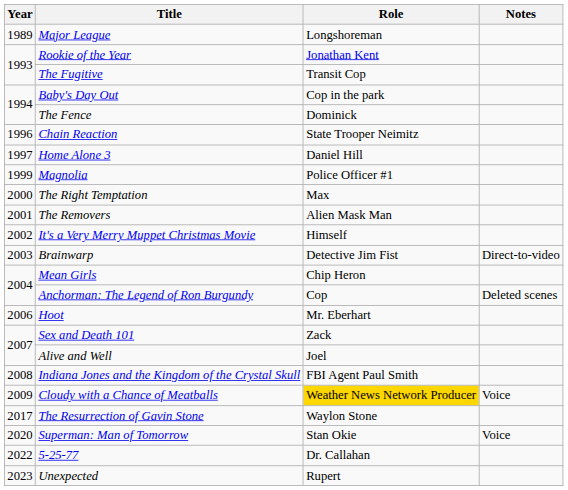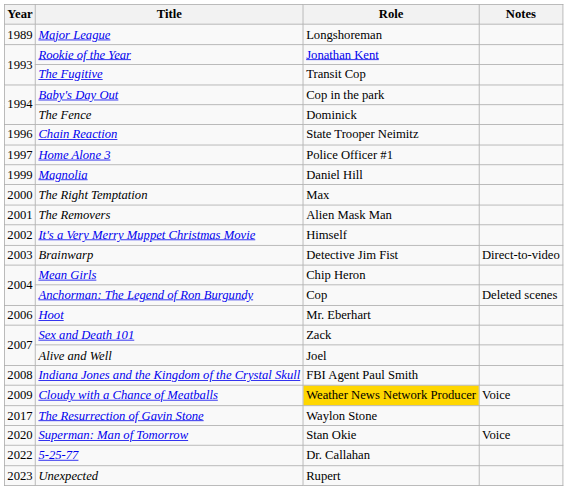(334, 154) Daniel Hill -> (350, 154) Police Officer #1
(350, 174) Police Officer #1 -> (334, 174) Daniel Hill
